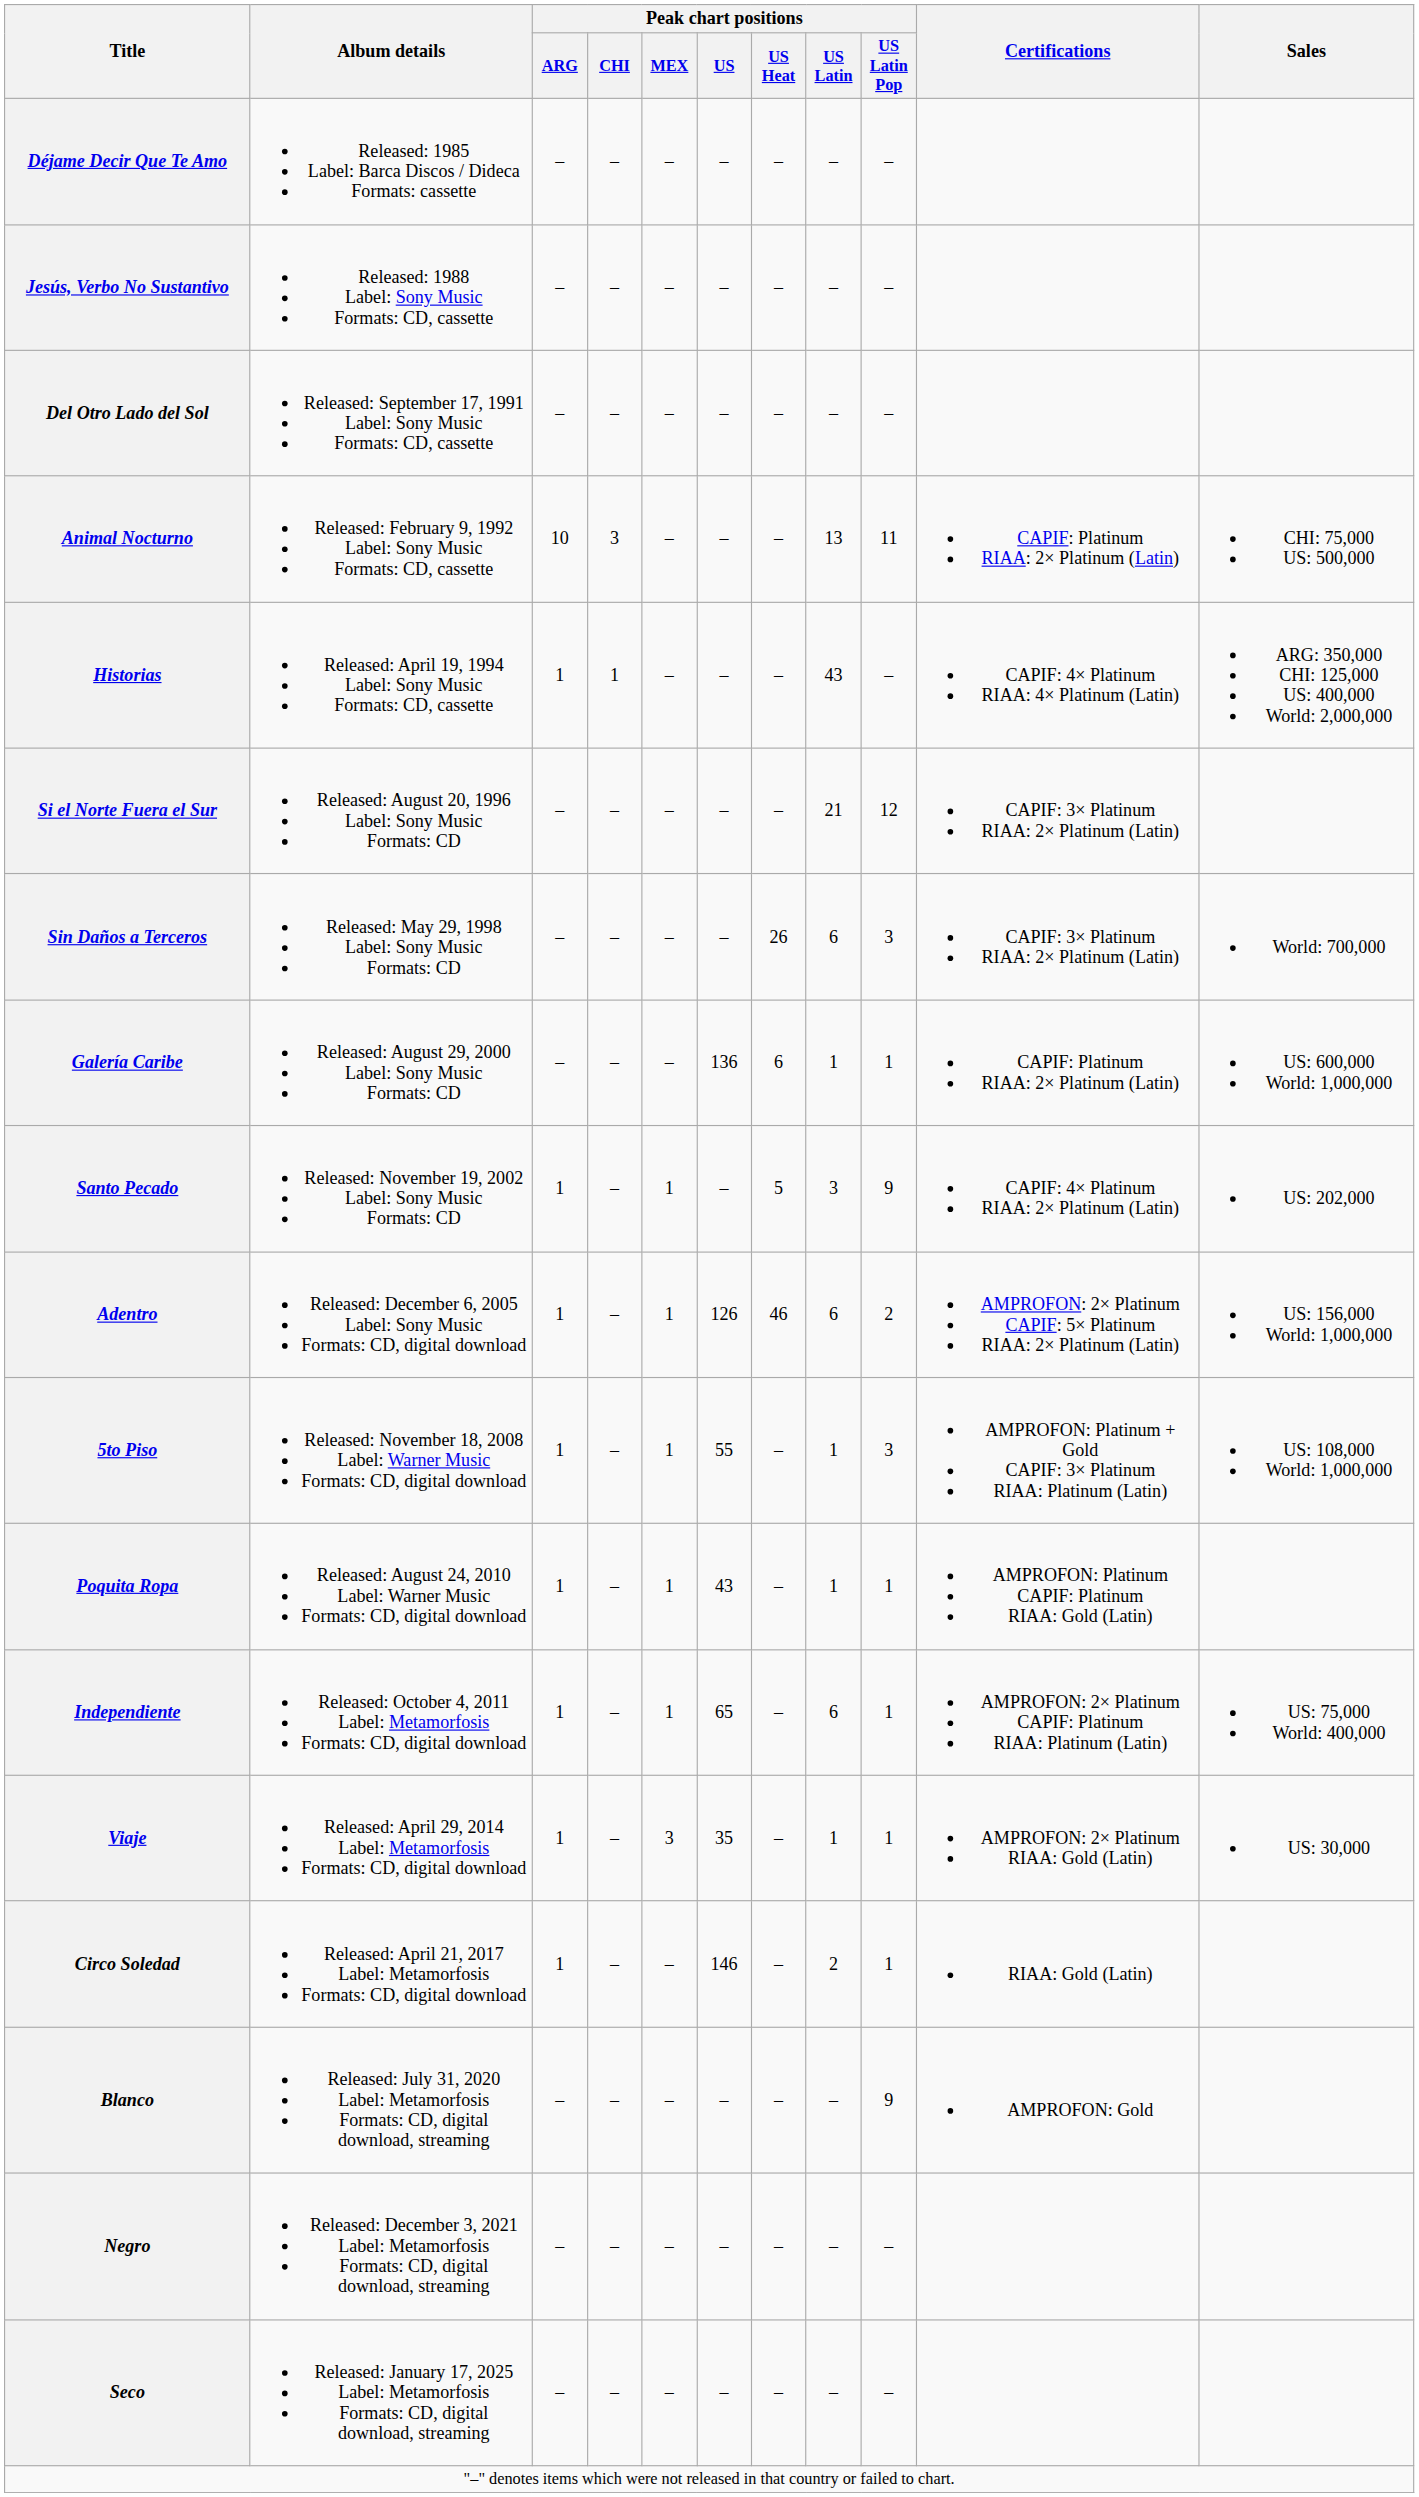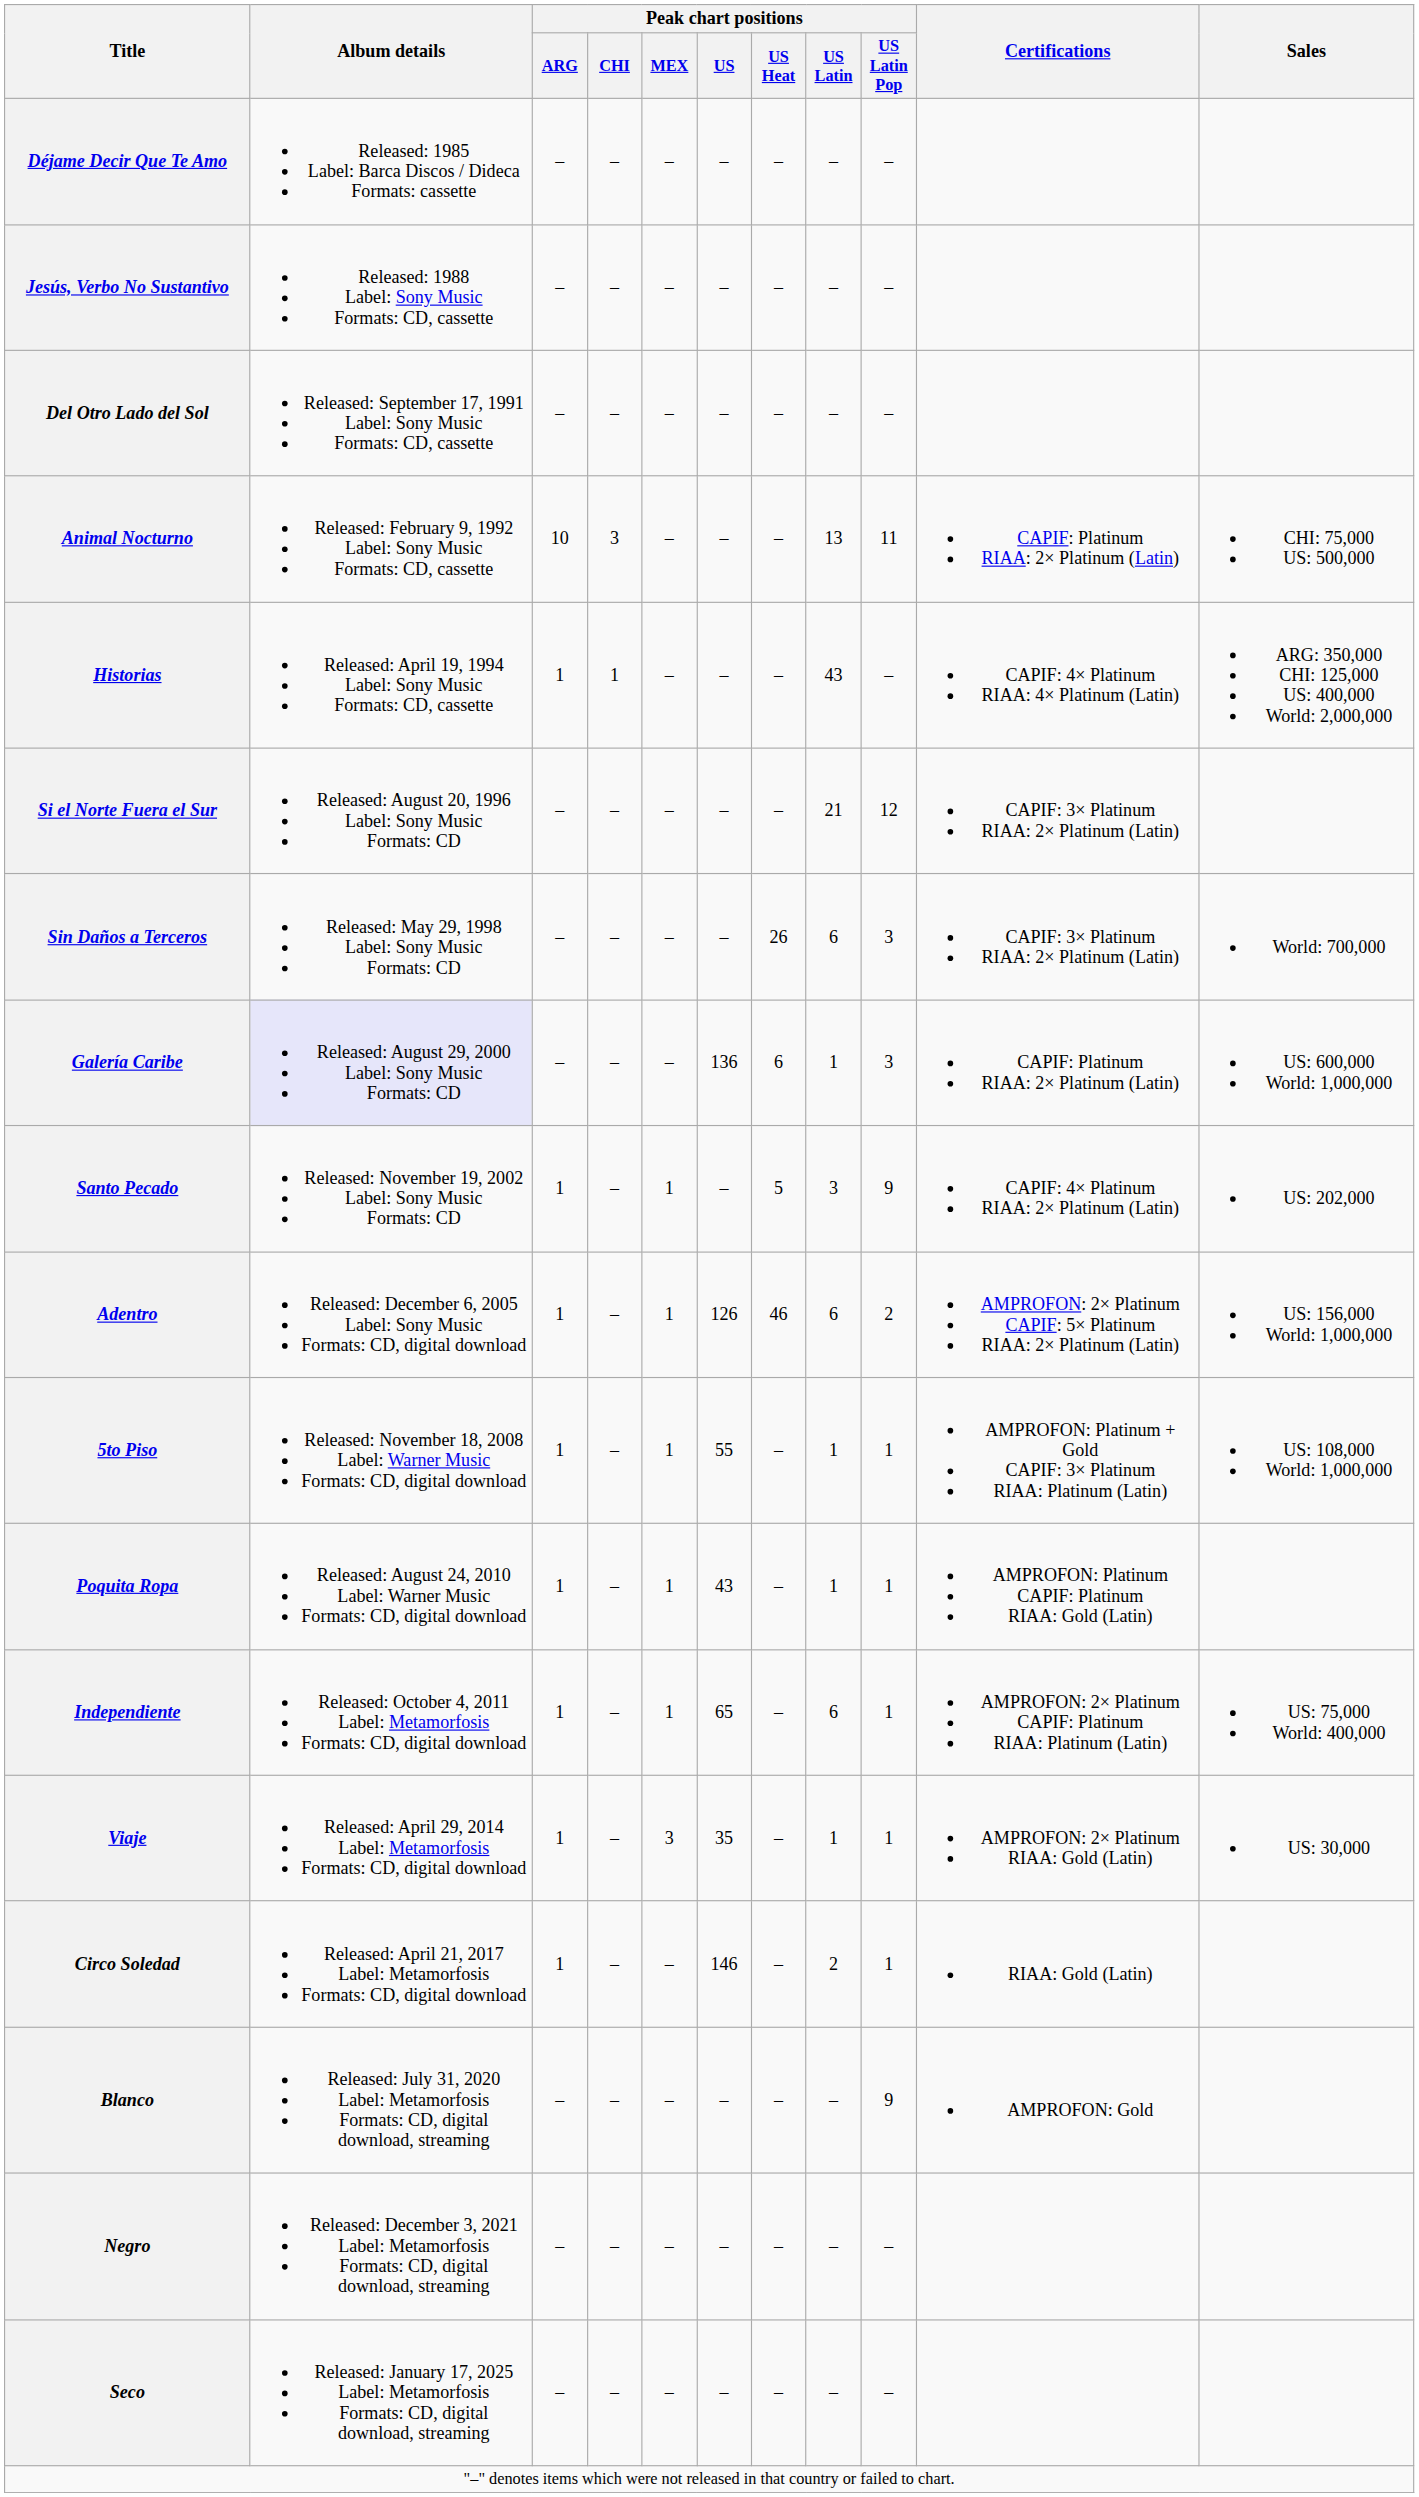(391, 1073) no background -> (391, 1073) lavender background
(889, 1062) 1 -> (889, 1062) 3
(889, 1450) 3 -> (889, 1450) 1
